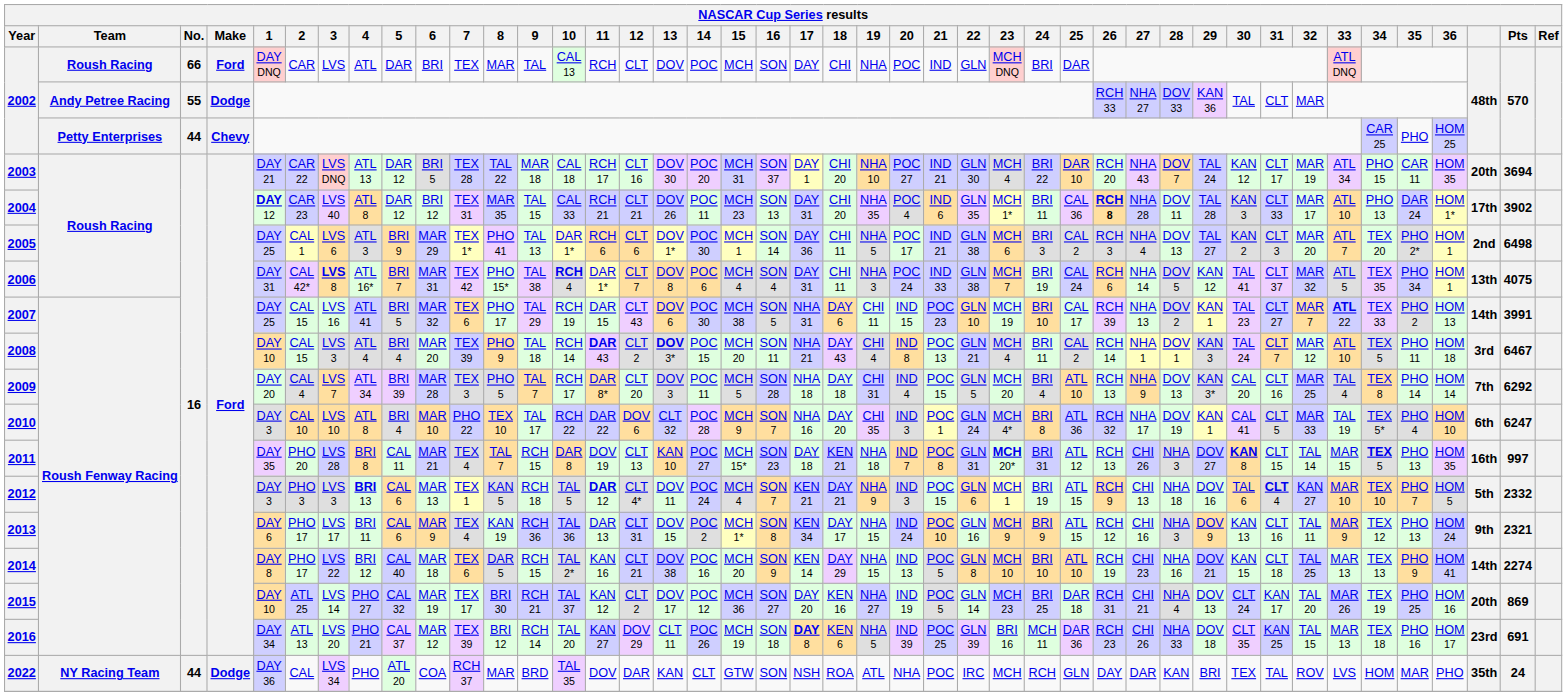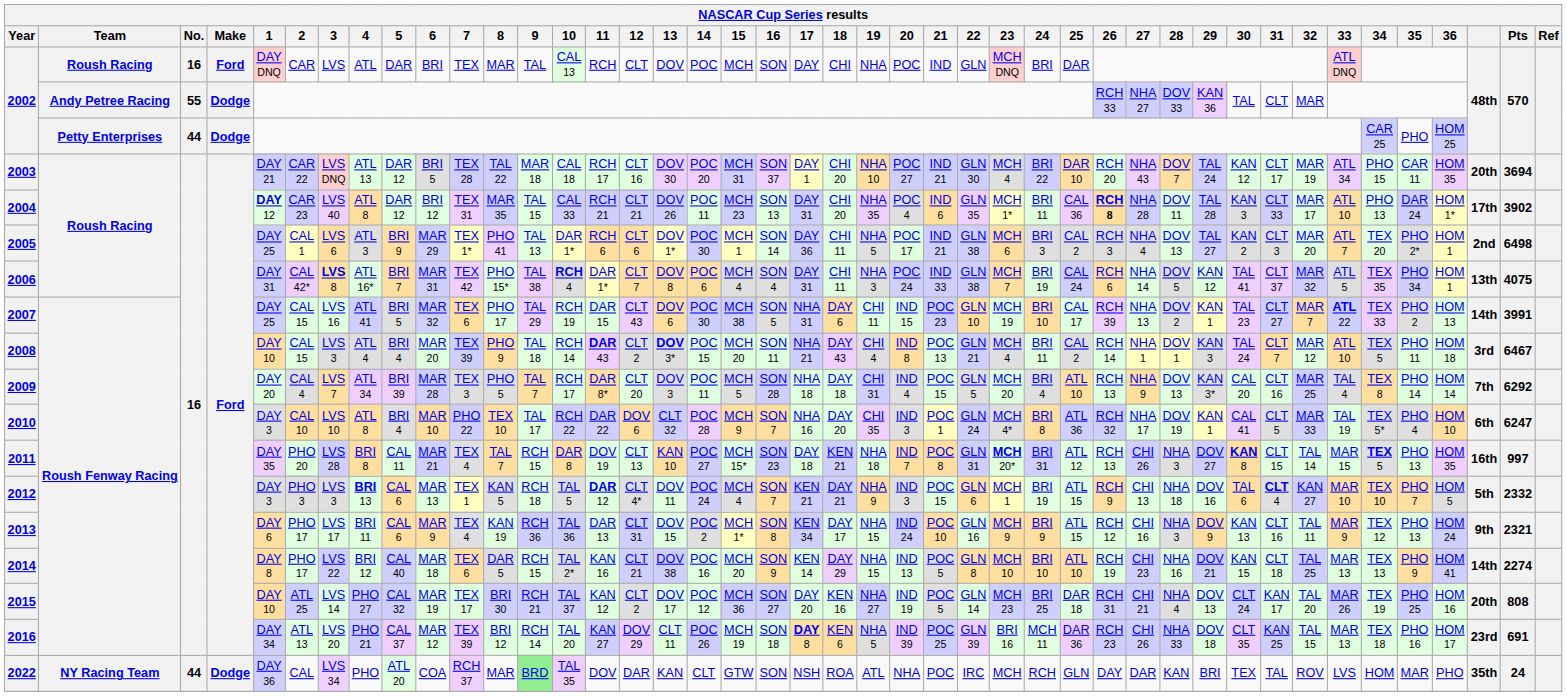(194, 64) 66 -> (194, 64) 16
(230, 136) Chevy -> (230, 136) Dodge
(1518, 601) 869 -> (1518, 601) 808
(535, 673) no background -> (535, 673) lightgreen background
